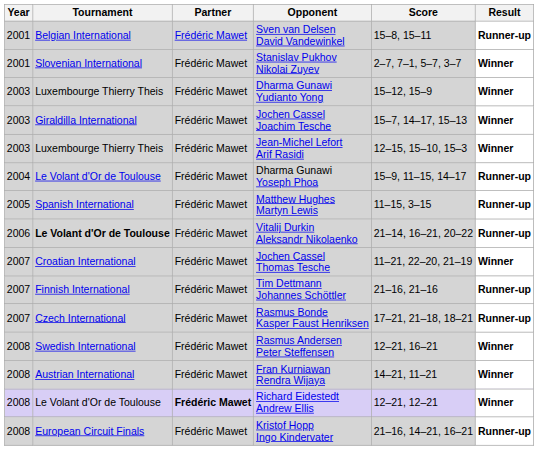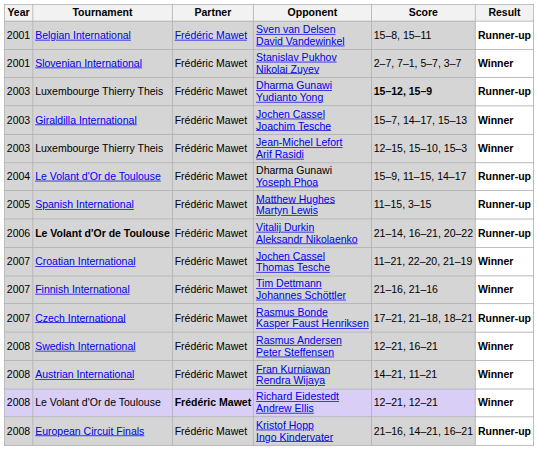(403, 92) normal -> (403, 92) bold
(496, 92) Winner -> (504, 92) Runner-up
(504, 290) Runner-up -> (496, 290) Winner
